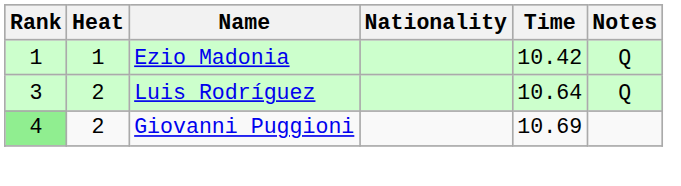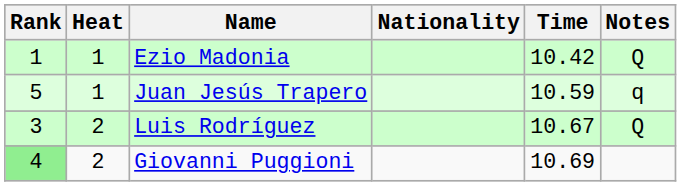+ row: (251, 93)
(550, 93) 10.64 -> (563, 128) 10.67
